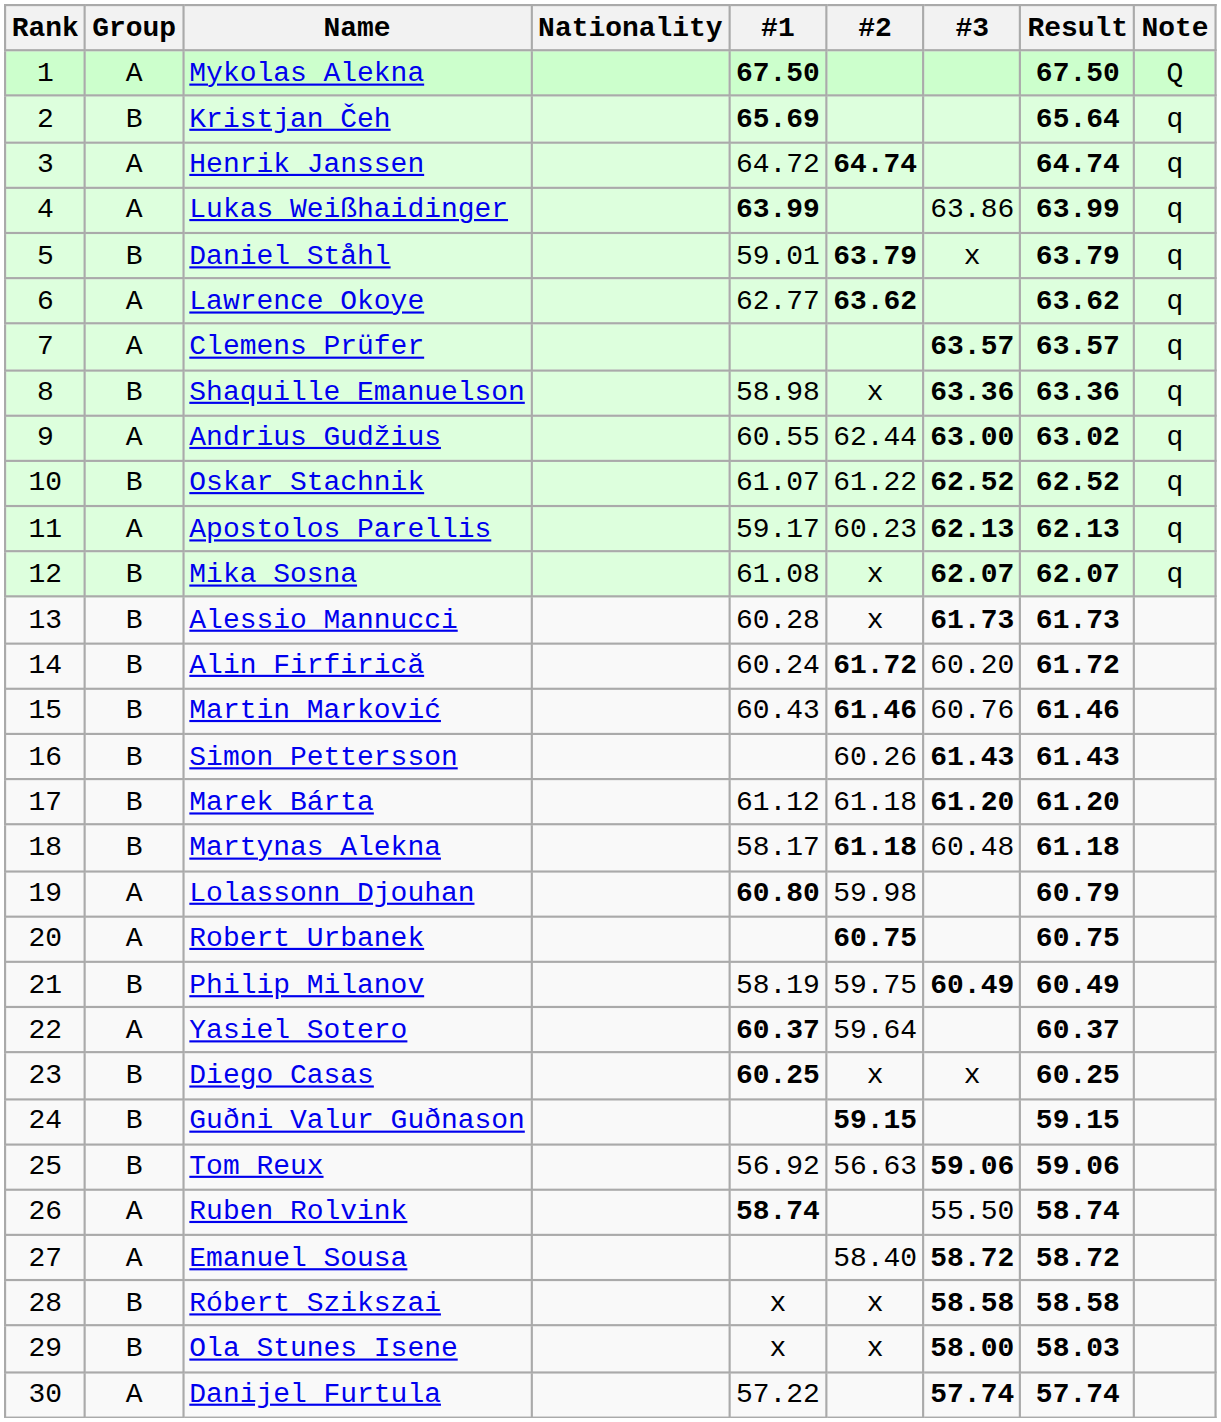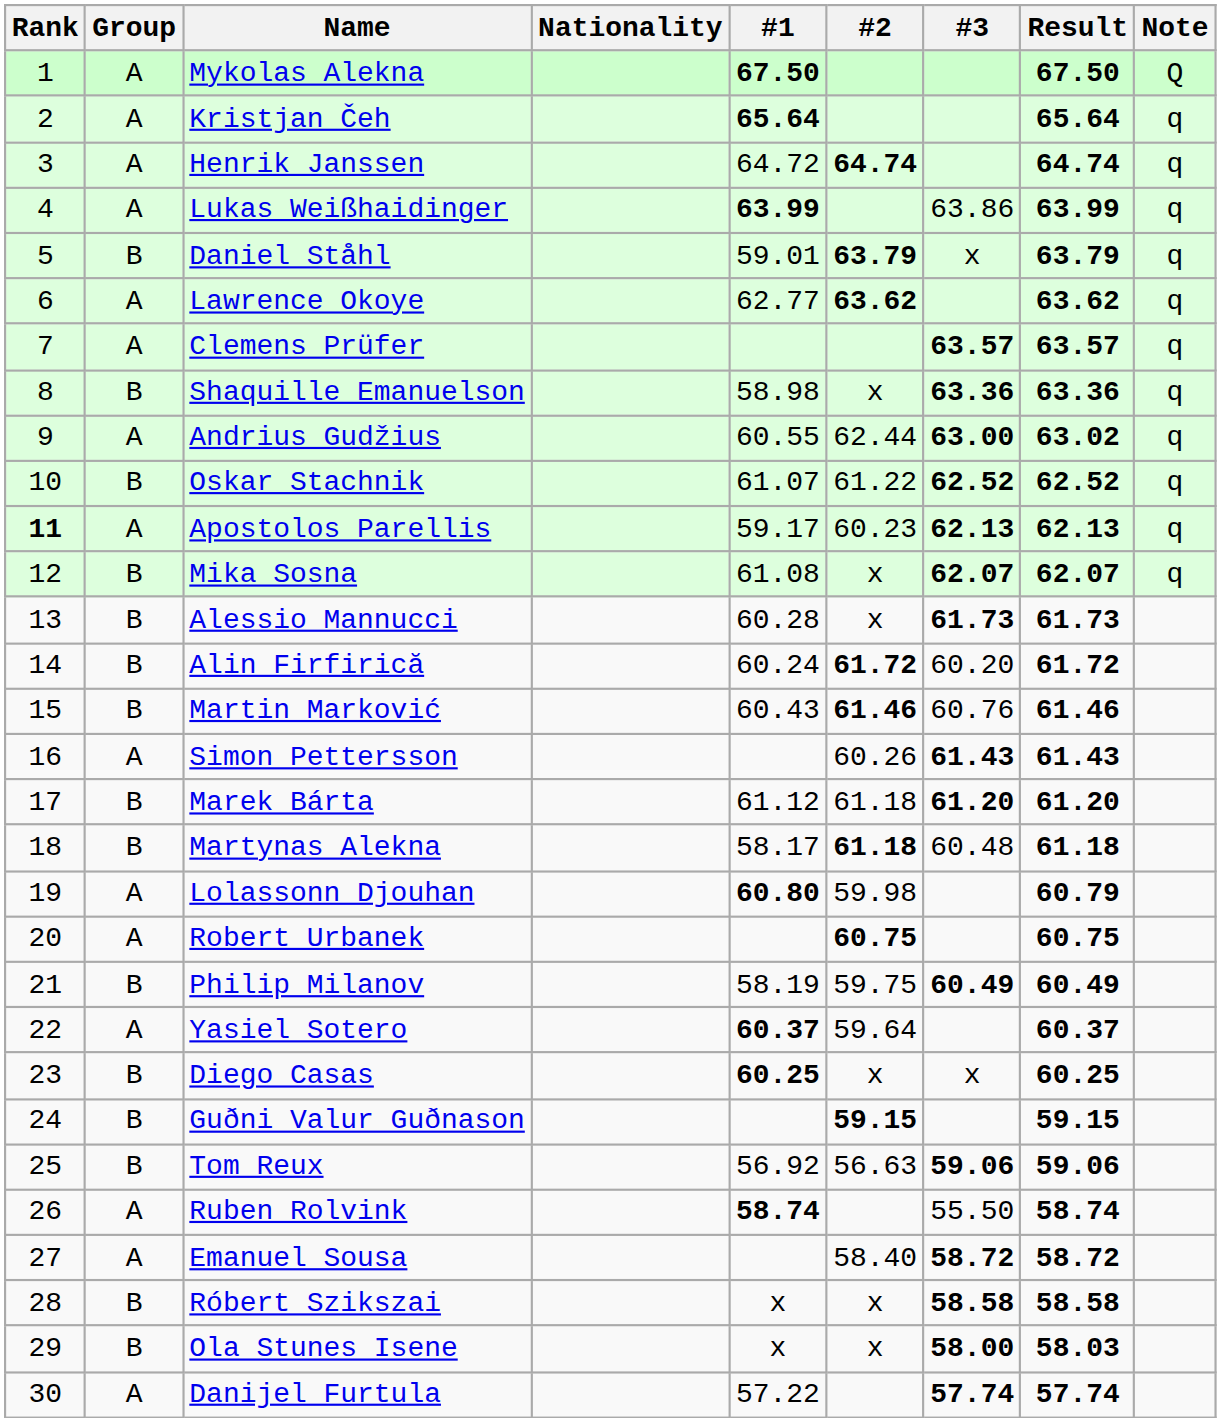(134, 119) B -> (134, 119) A
(778, 119) 65.69 -> (778, 119) 65.64
(45, 529) normal -> (45, 529) bold
(134, 757) B -> (134, 757) A
